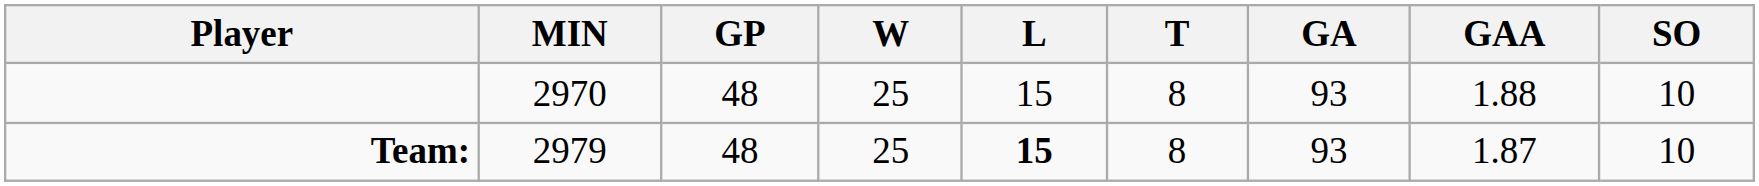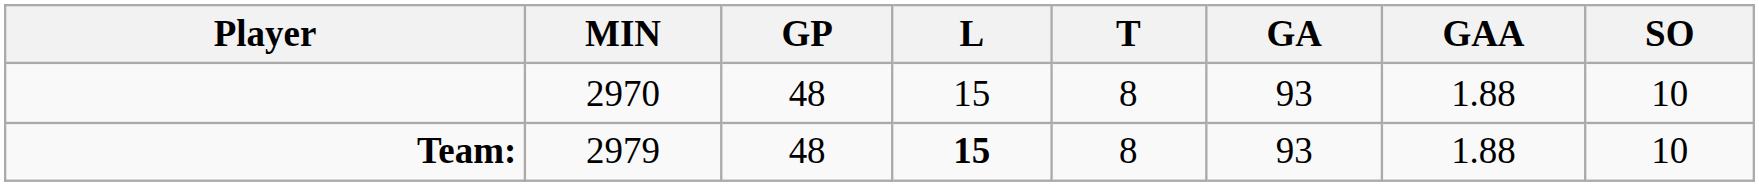- column: (891, 33)
(1504, 151) 1.87 -> (1483, 151) 1.88
